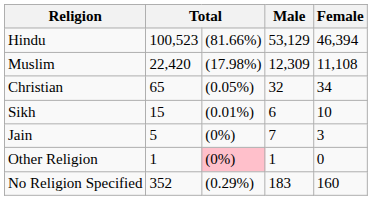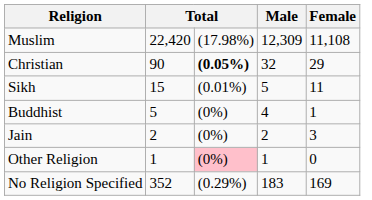- row: (27, 40)
(157, 87) 65 -> (157, 64) 90
(230, 87) normal -> (223, 64) bold
(324, 87) 34 -> (317, 64) 29
(272, 111) 6 -> (265, 87) 5
(324, 111) 10 -> (317, 87) 11
+ row: (35, 111)
(153, 135) 5 -> (153, 135) 2
(272, 135) 7 -> (265, 135) 2
(328, 183) 160 -> (321, 183) 169
